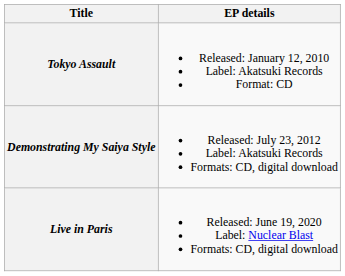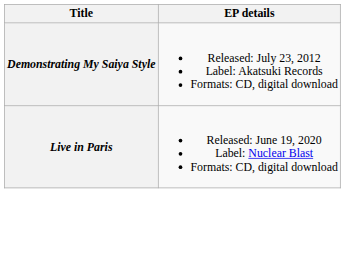- row: (81, 64)
